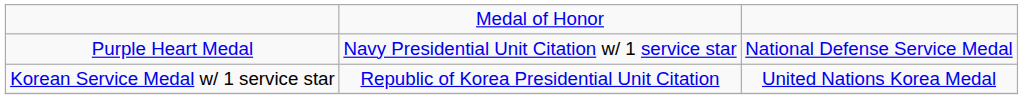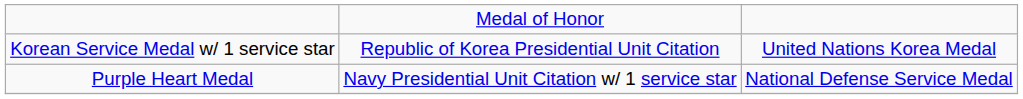rows swapped: (172, 49) <-> (172, 78)
